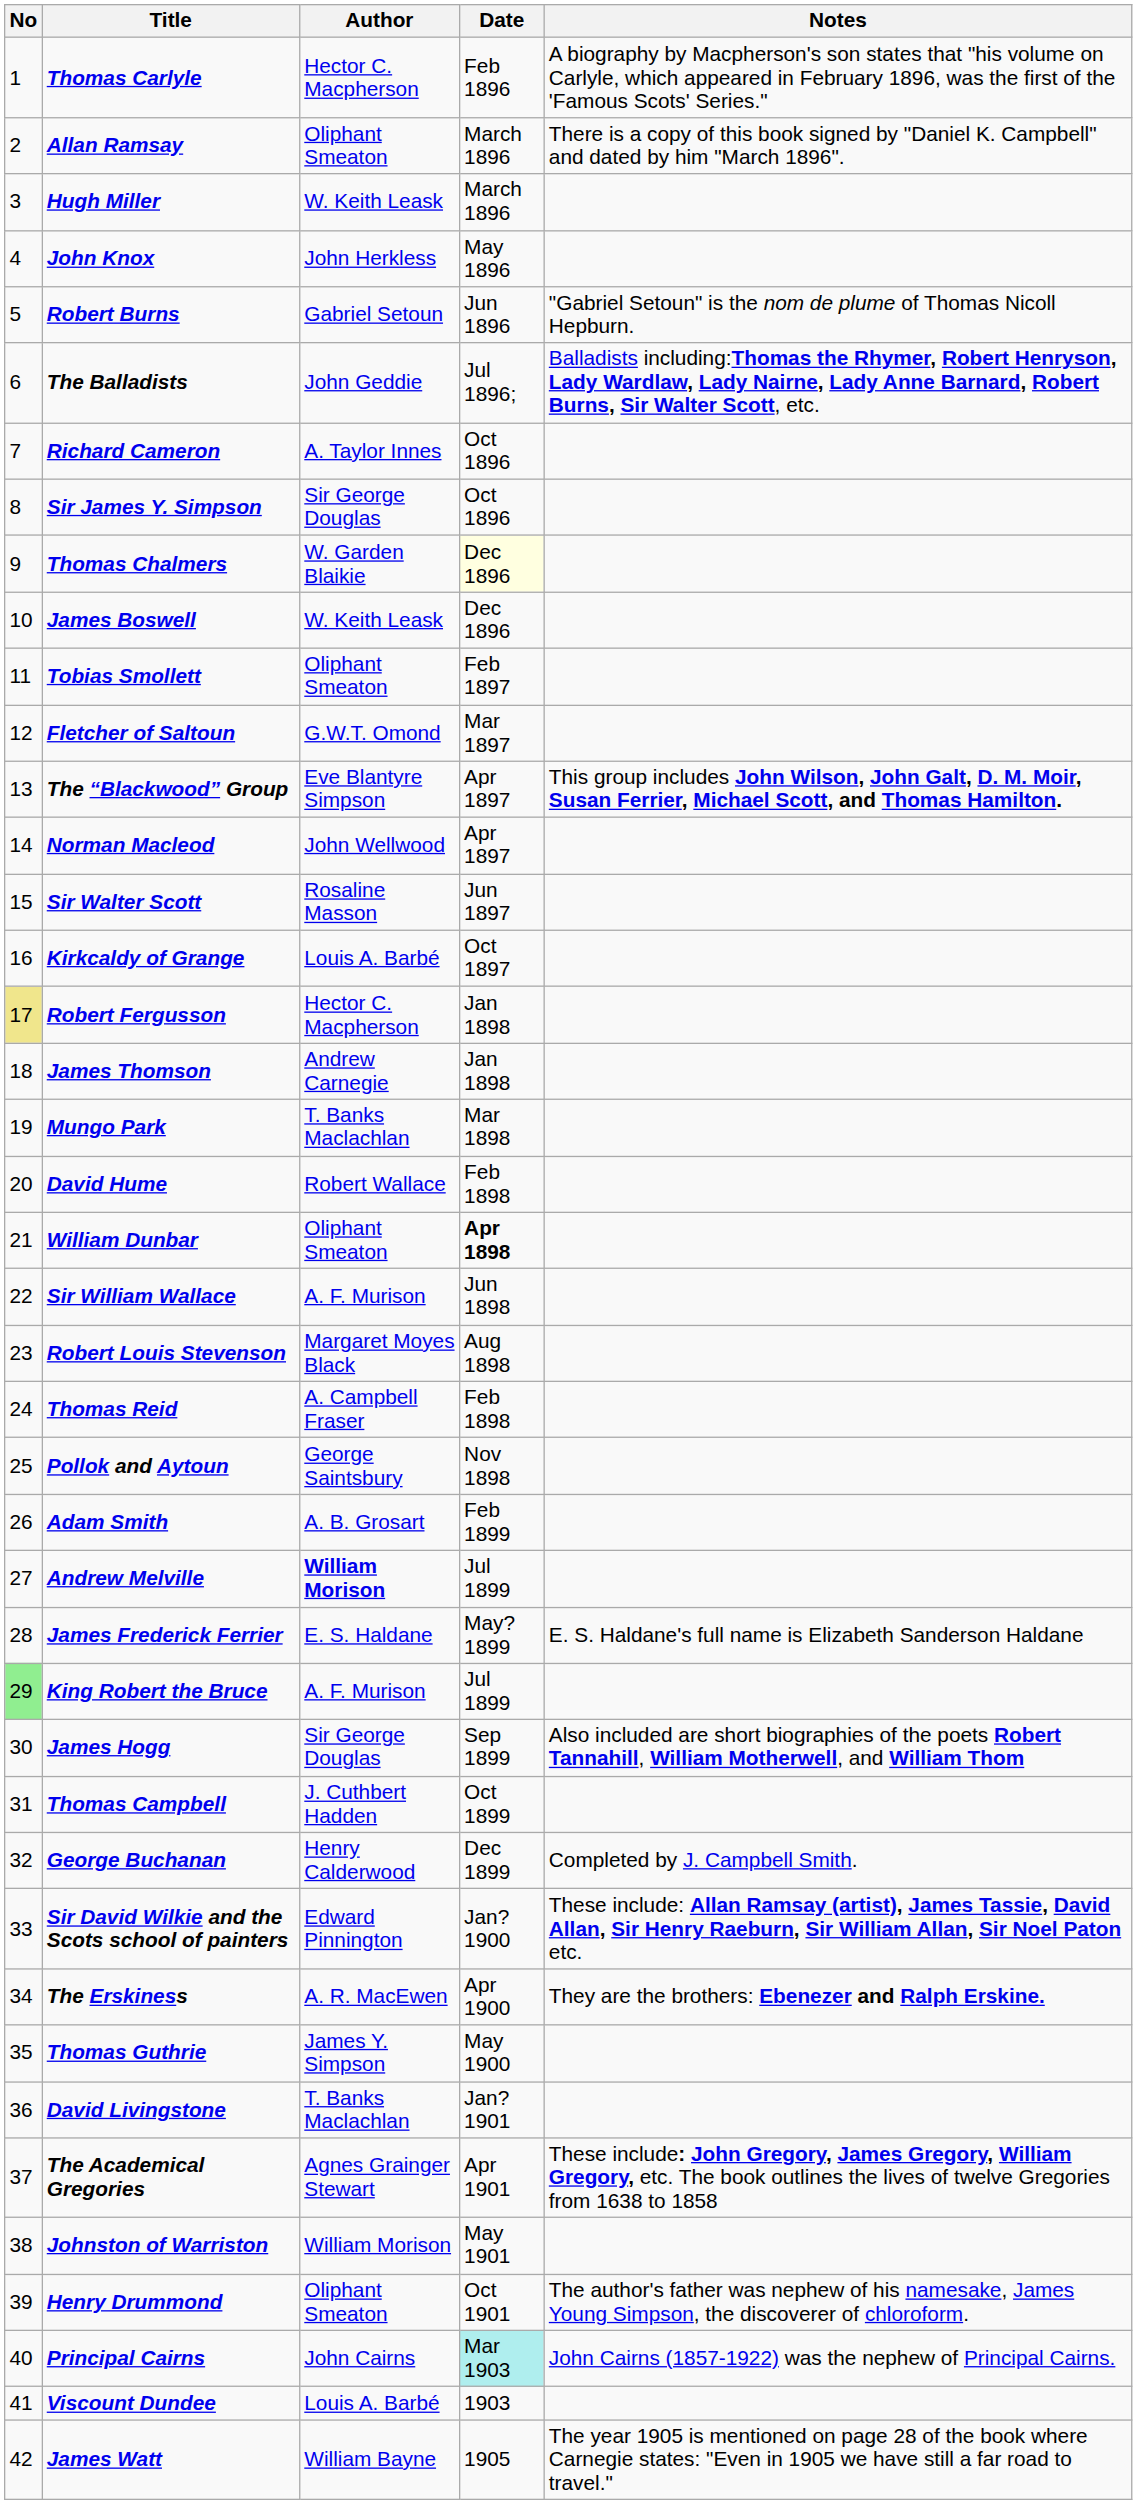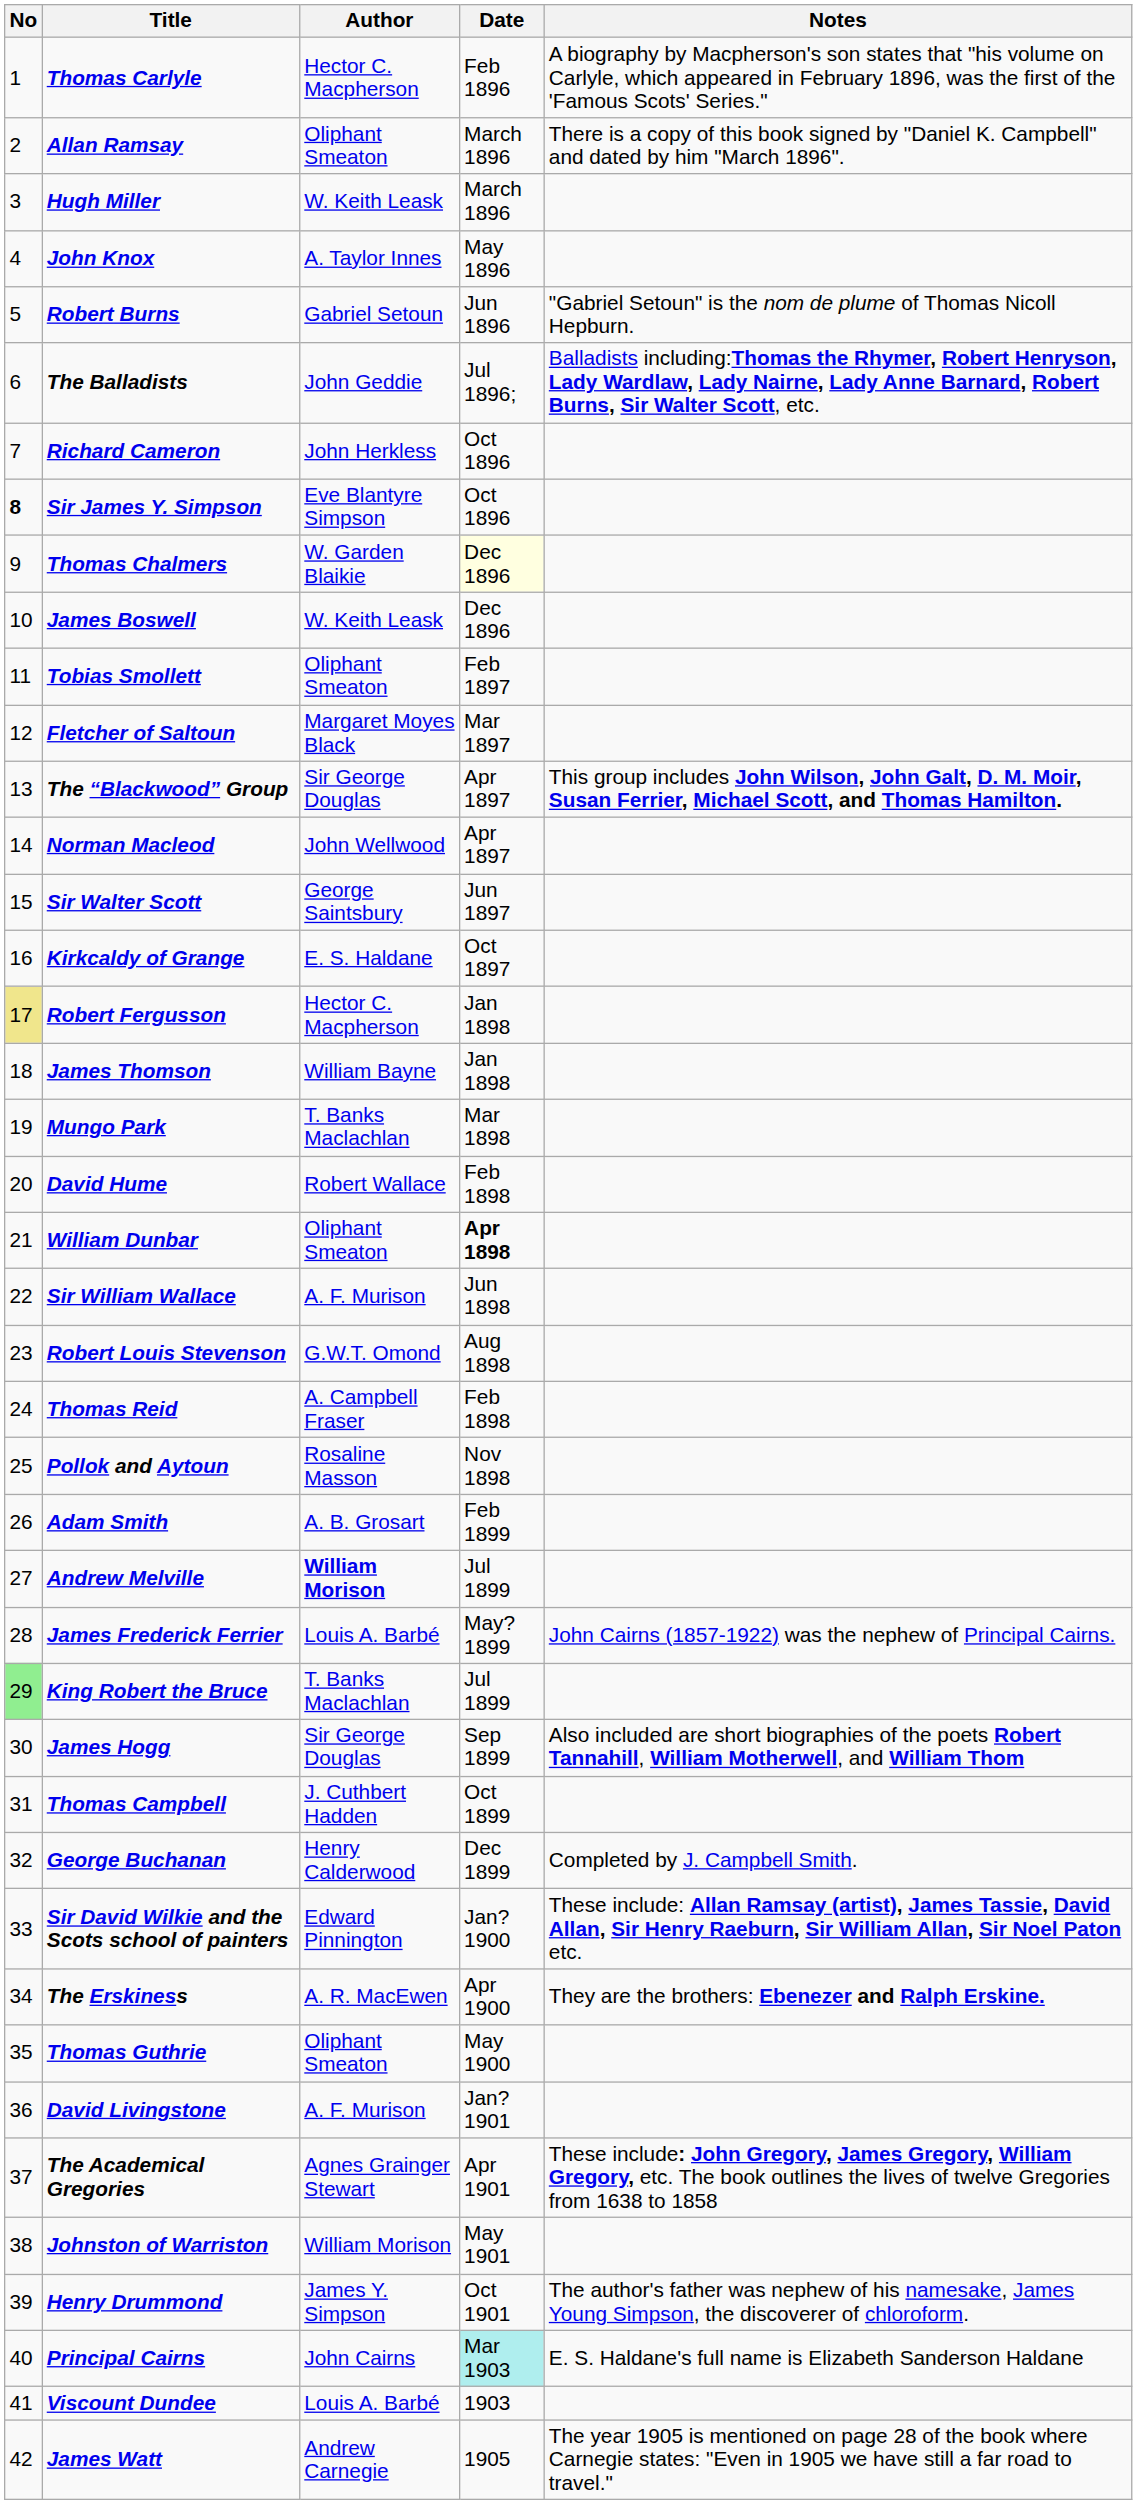(370, 258) John Herkless -> (373, 258) A. Taylor Innes
(373, 450) A. Taylor Innes -> (370, 450) John Herkless
(15, 507) normal -> (15, 507) bold
(355, 507) Sir George Douglas -> (363, 507) Eve Blantyre Simpson
(372, 732) G.W.T. Omond -> (379, 732) Margaret Moyes Black
(363, 789) Eve Blantyre Simpson -> (355, 789) Sir George Douglas
(345, 901) Rosaline Masson -> (353, 901) George Saintsbury
(372, 958) Louis A. Barbé -> (368, 958) E. S. Haldane
(346, 1071) Andrew Carnegie -> (370, 1071) William Bayne
(379, 1353) Margaret Moyes Black -> (372, 1353) G.W.T. Omond
(353, 1465) George Saintsbury -> (345, 1465) Rosaline Masson
(368, 1634) E. S. Haldane -> (372, 1634) Louis A. Barbé
(816, 1634) E. S. Haldane's full name is Elizabeth Sanderson Haldane -> (832, 1634) John Cairns (1857-1922) was the nephew of Principal Cairns.
(365, 1691) A. F. Murison -> (357, 1691) T. Banks Maclachlan
(346, 2053) James Y. Simpson -> (346, 2053) Oliphant Smeaton
(357, 2109) T. Banks Maclachlan -> (365, 2109) A. F. Murison
(346, 2302) Oliphant Smeaton -> (346, 2302) James Y. Simpson
(832, 2358) John Cairns (1857-1922) was the nephew of Principal Cairns. -> (816, 2358) E. S. Haldane's full name is Elizabeth Sanderson Haldane
(370, 2459) William Bayne -> (346, 2459) Andrew Carnegie
